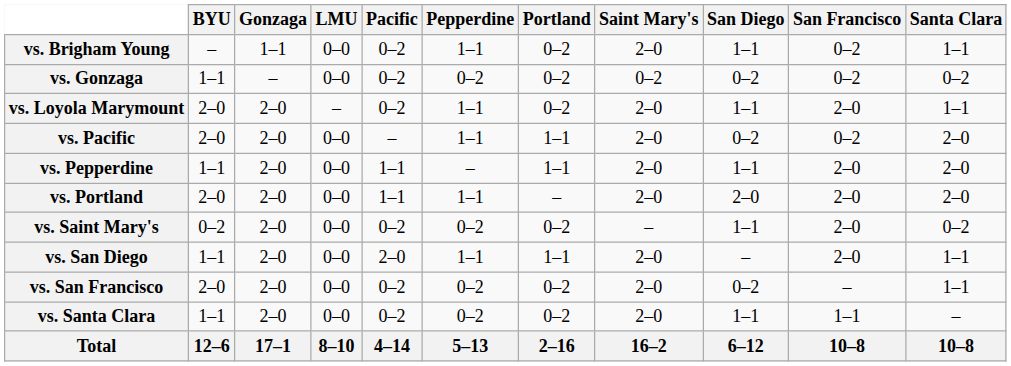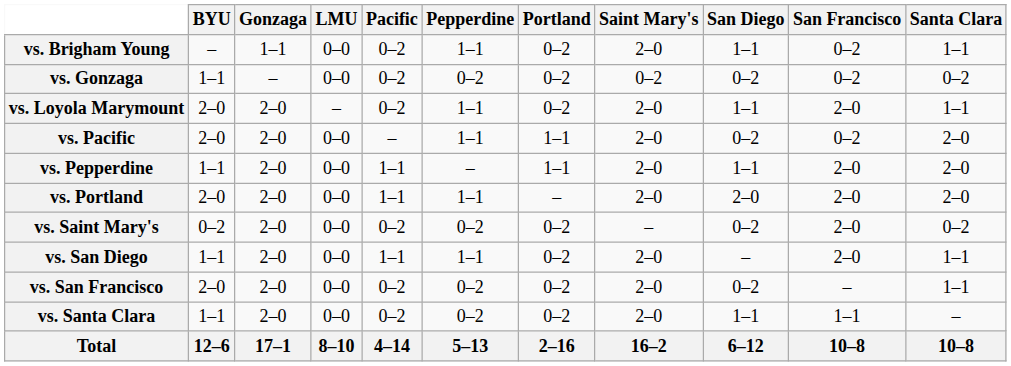(746, 227) 1–1 -> (746, 227) 0–2
(392, 257) 2–0 -> (392, 257) 1–1
(557, 257) 1–1 -> (557, 257) 0–2
